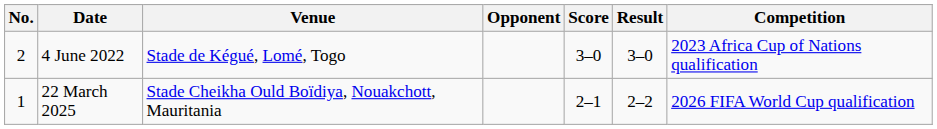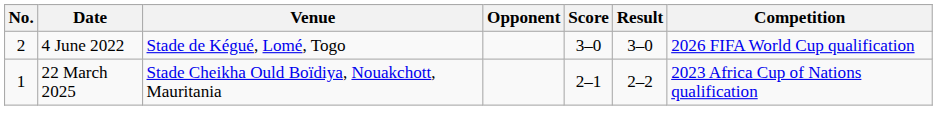(766, 54) 2023 Africa Cup of Nations qualification -> (793, 45) 2026 FIFA World Cup qualification
(793, 101) 2026 FIFA World Cup qualification -> (766, 82) 2023 Africa Cup of Nations qualification
